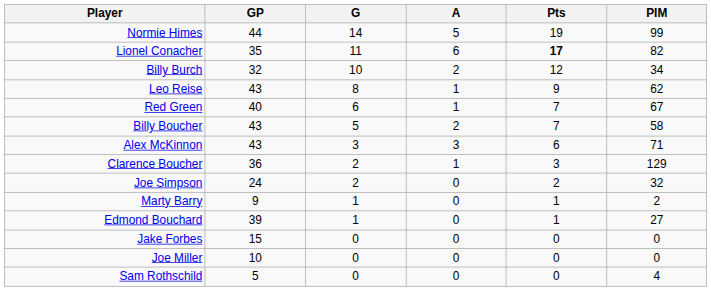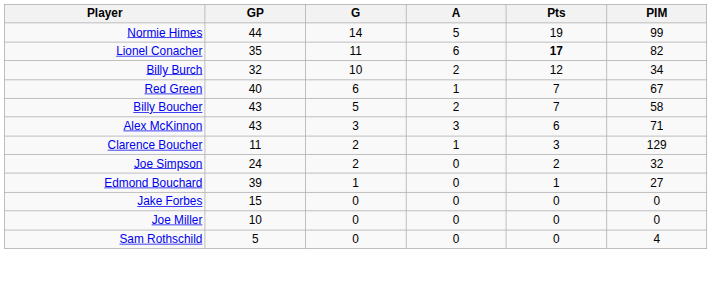- row: (176, 88)
(255, 164) 36 -> (255, 145) 11
- row: (172, 201)
